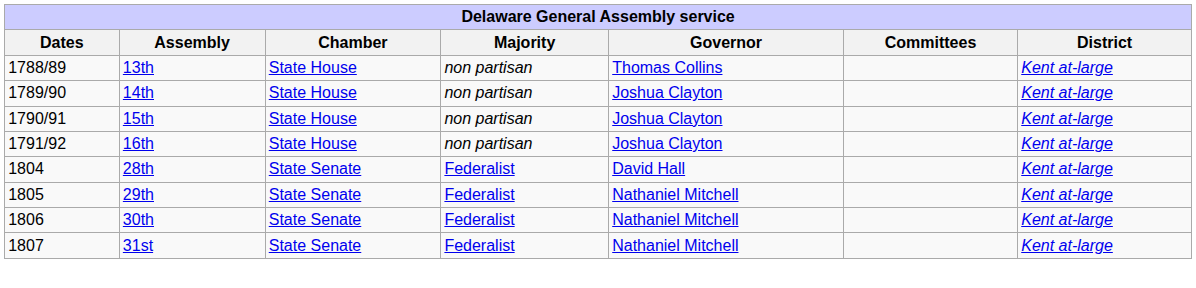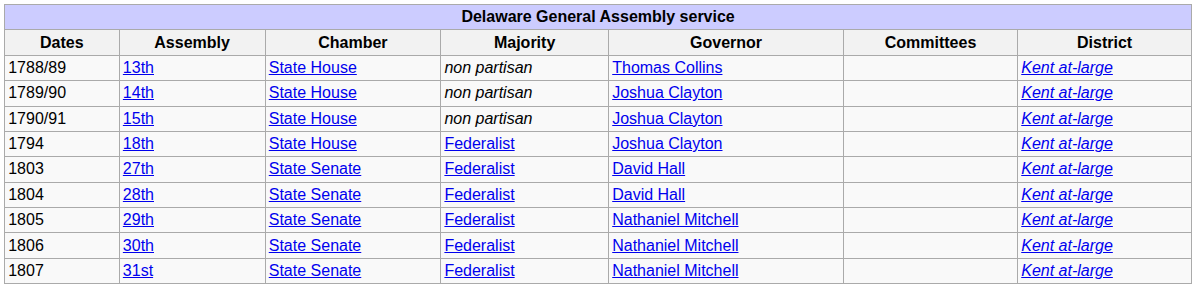- row: (138, 144)
+ row: (138, 144)
+ row: (138, 169)
